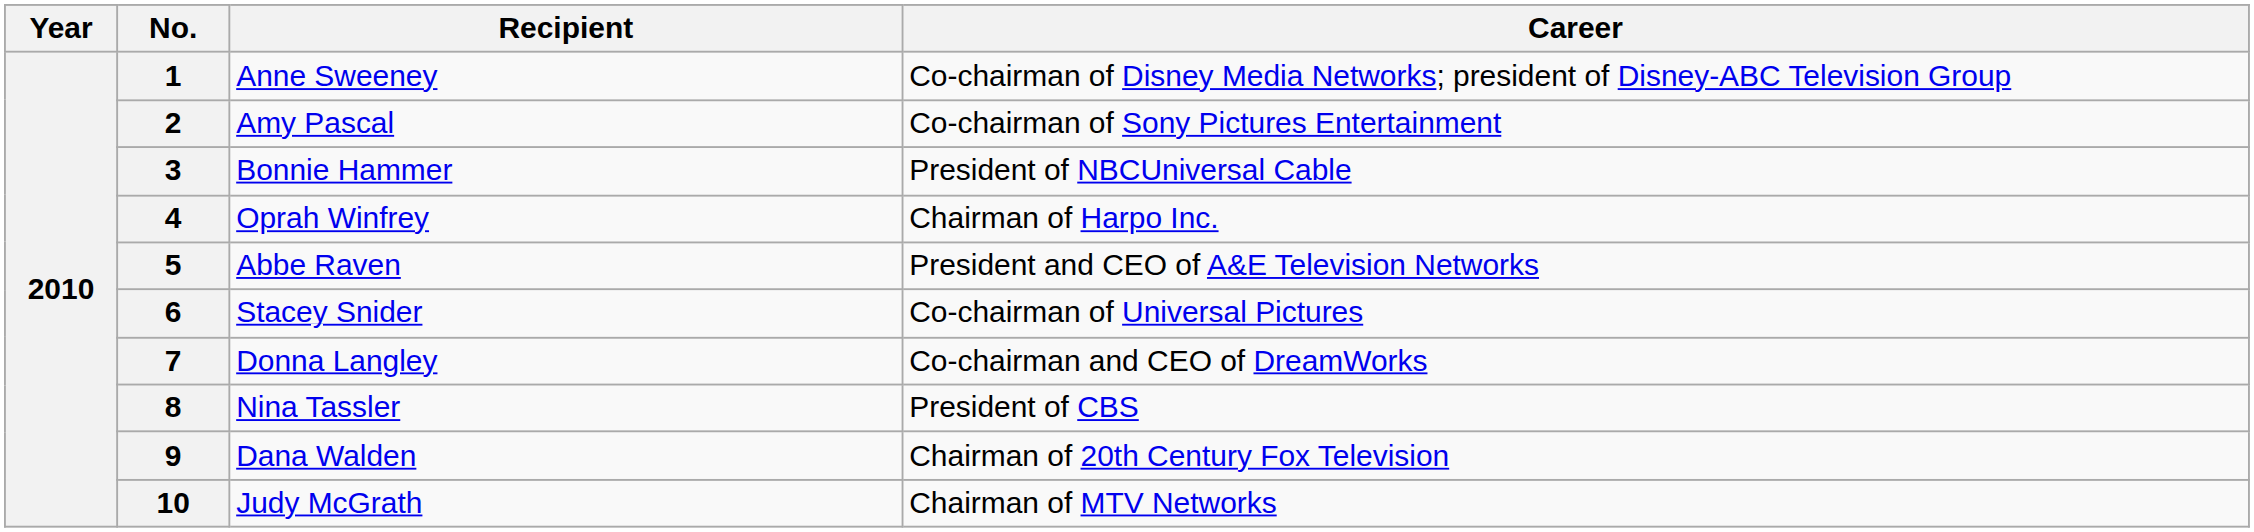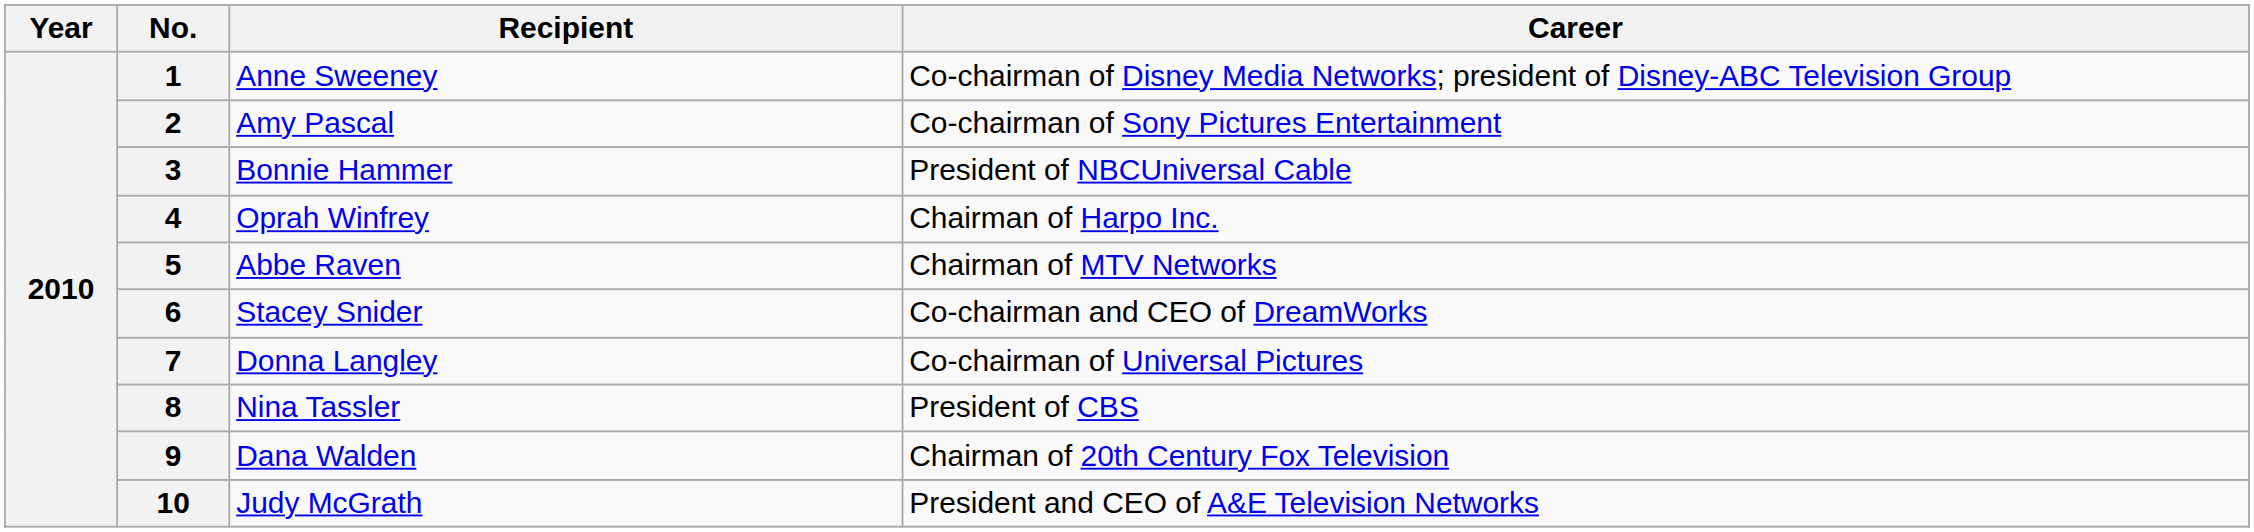(1224, 265) President and CEO of A&E Television Networks -> (1093, 265) Chairman of MTV Networks
(1136, 312) Co-chairman of Universal Pictures -> (1168, 312) Co-chairman and CEO of DreamWorks
(1168, 360) Co-chairman and CEO of DreamWorks -> (1136, 360) Co-chairman of Universal Pictures
(1093, 502) Chairman of MTV Networks -> (1224, 502) President and CEO of A&E Television Networks
